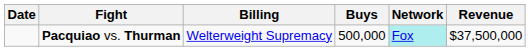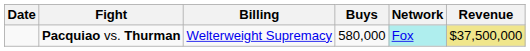(362, 35) 500,000 -> (362, 35) 580,000
(486, 35) no background -> (486, 35) khaki background
